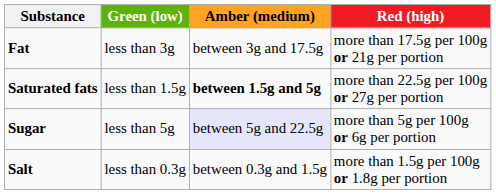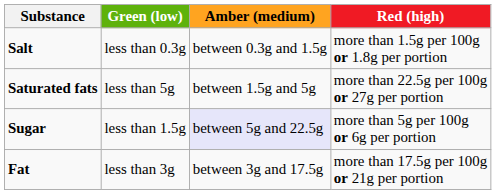rows swapped: (19, 48) <-> (20, 169)
(145, 88) less than 1.5g -> (140, 88) less than 5g
(257, 88) bold -> (254, 88) normal
(140, 128) less than 5g -> (145, 128) less than 1.5g
